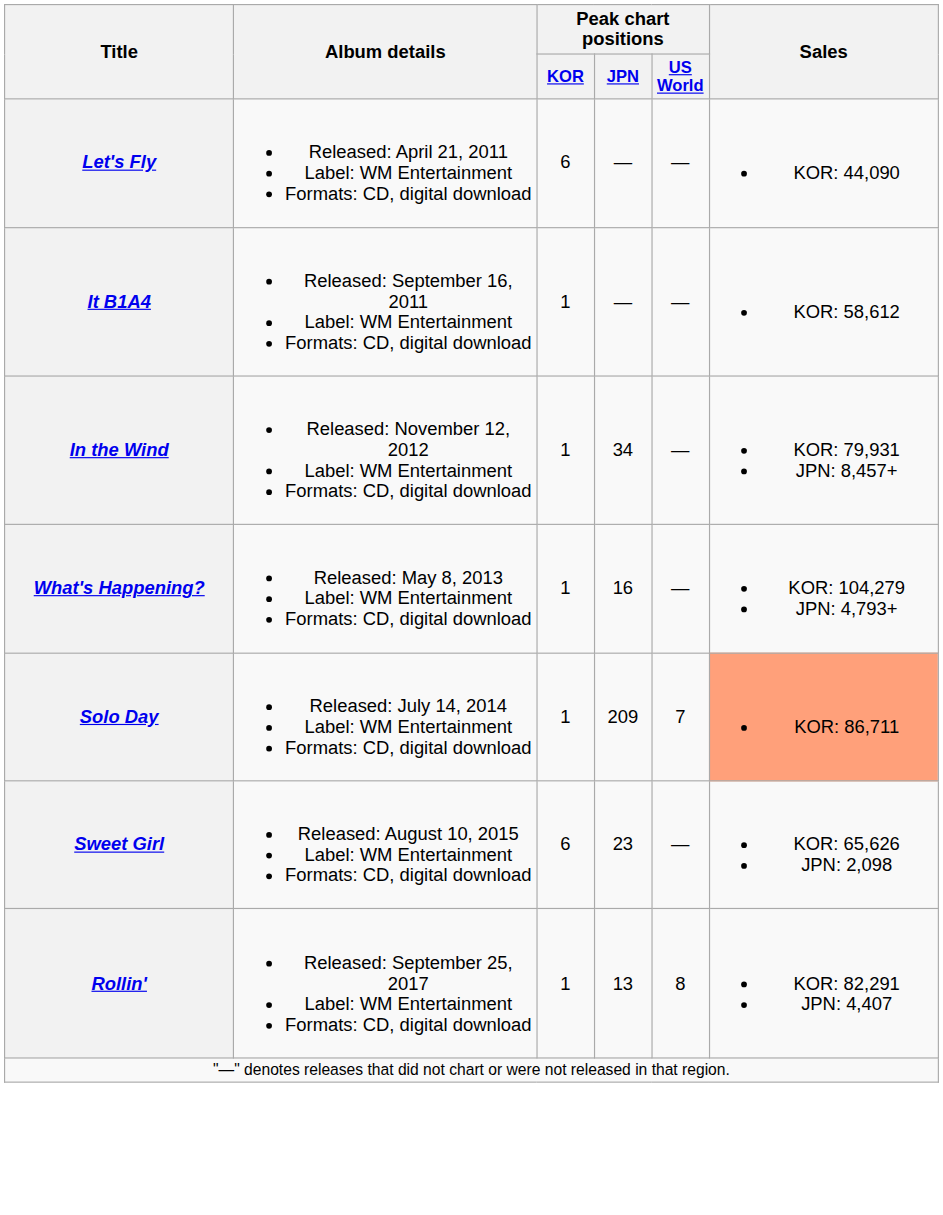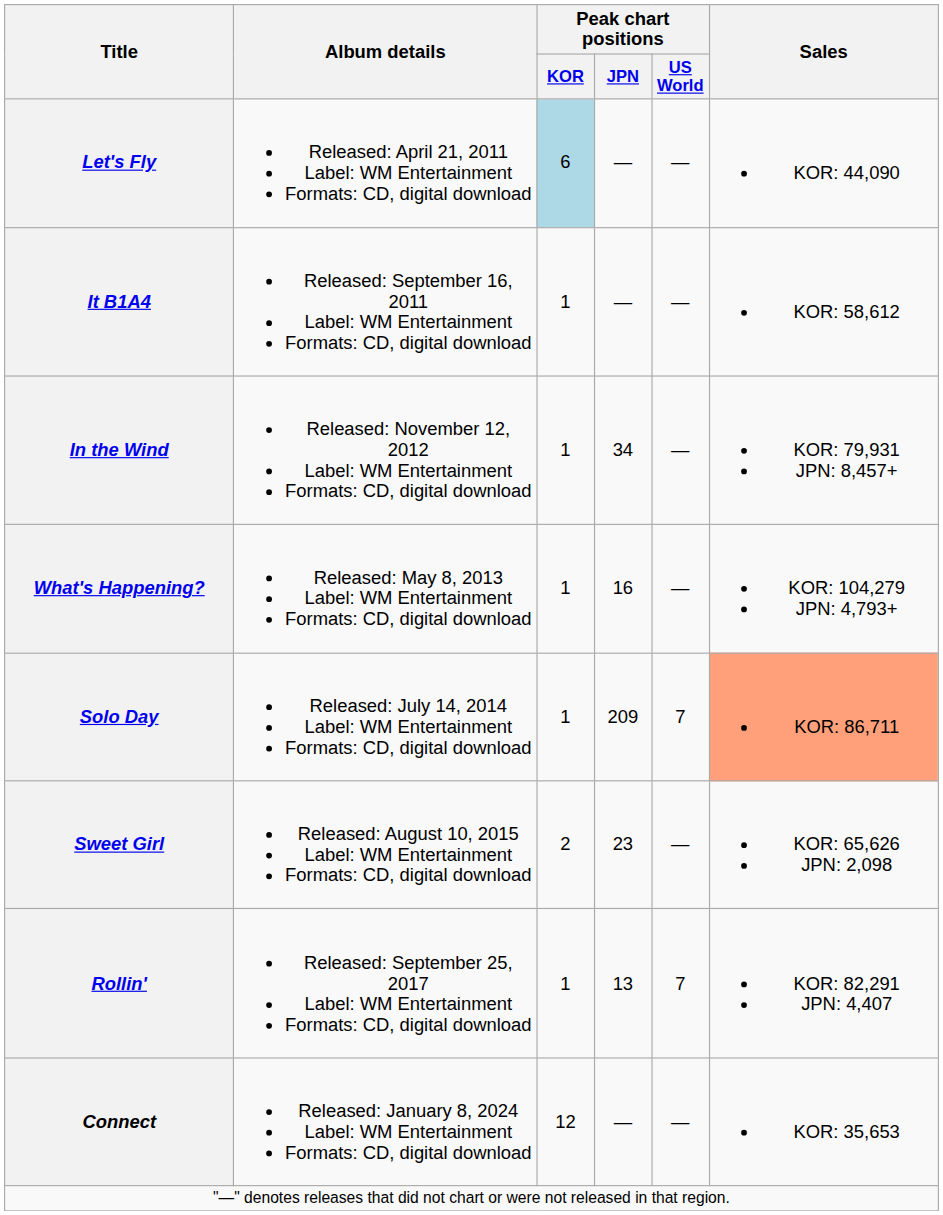(565, 162) no background -> (565, 162) lightblue background
(565, 844) 6 -> (565, 844) 2
(680, 983) 8 -> (680, 983) 7
+ row: (119, 1121)
